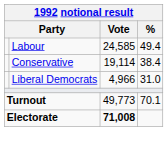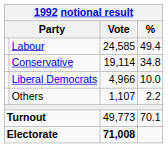(150, 63) 38.4 -> (150, 63) 34.8
(150, 79) 31.0 -> (150, 79) 10.0
+ row: (27, 96)
